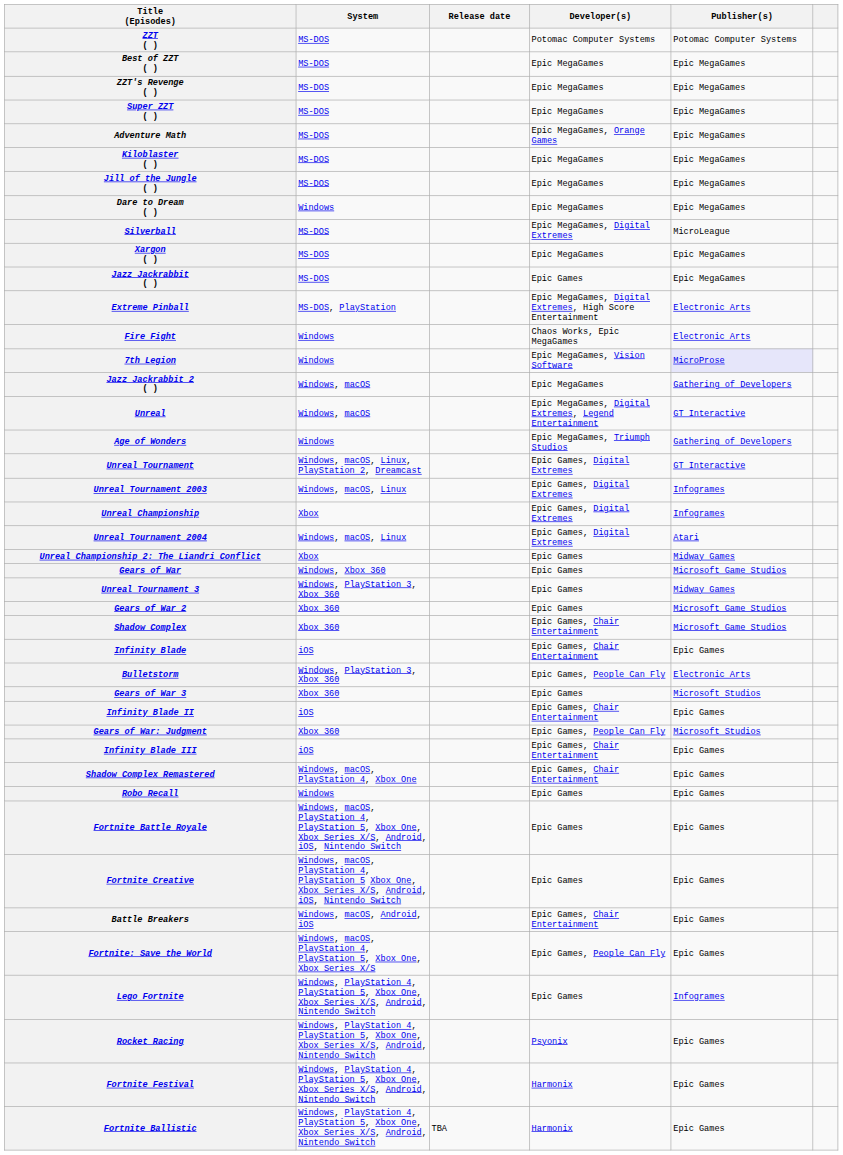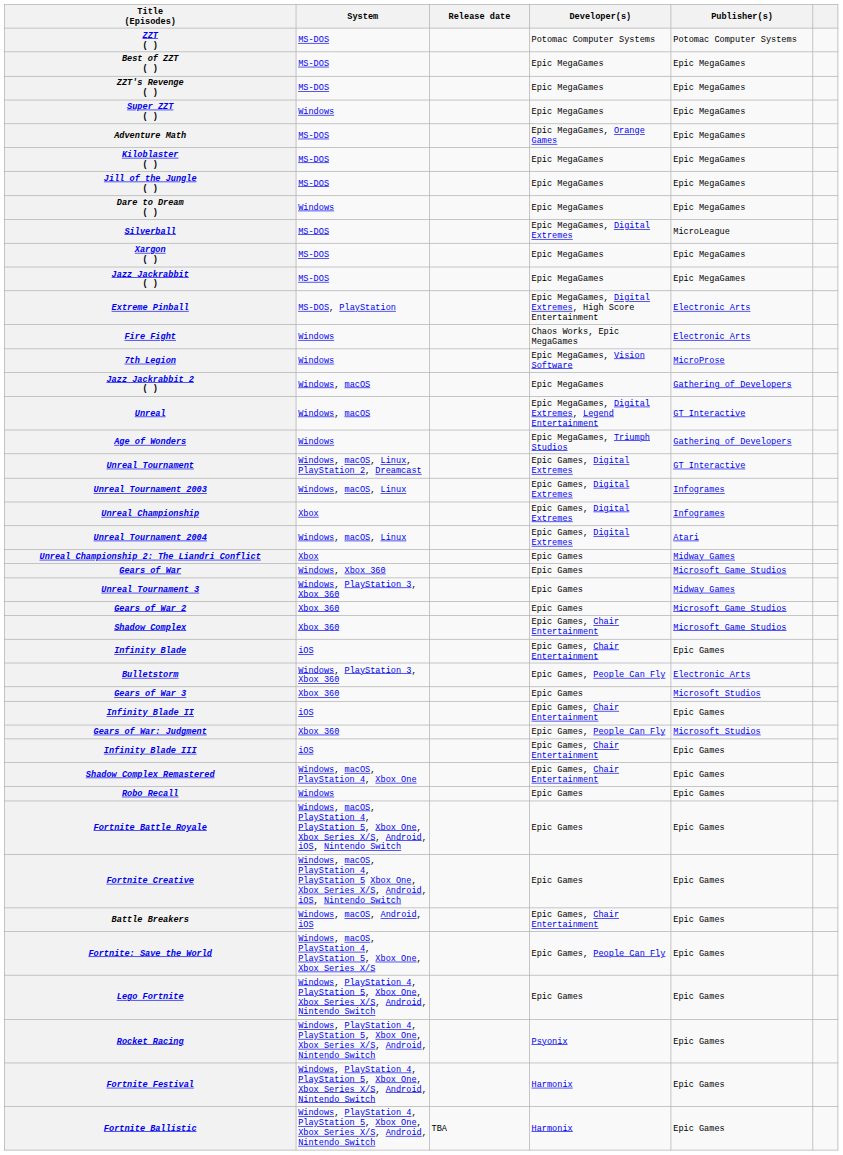(314, 112) MS-DOS -> (316, 112) Windows
(557, 279) Epic Games -> (568, 279) Epic MegaGames
(699, 361) lavender background -> (699, 361) no background
(699, 997) Infogrames -> (699, 997) Epic Games
